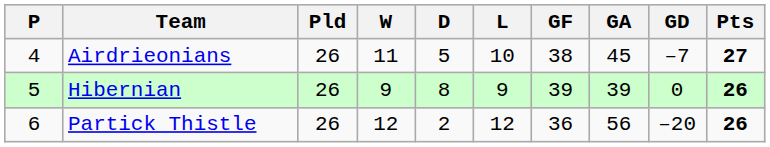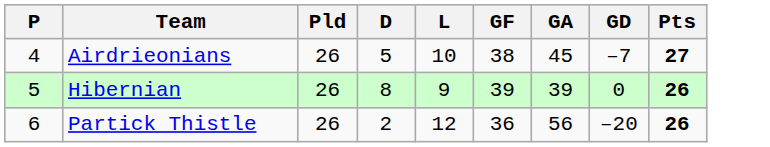- column: (386, 22)
